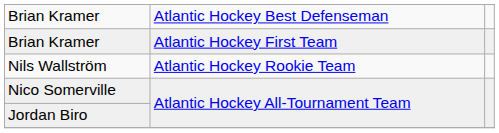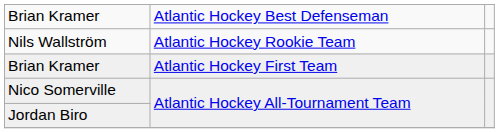rows swapped: (54, 41) <-> (57, 66)
